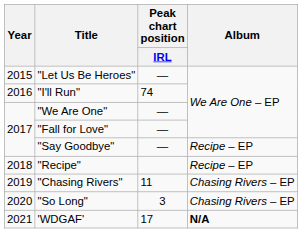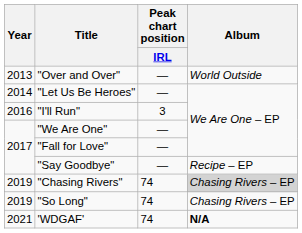+ row: (79, 75)
(20, 75) 2015 -> (20, 93) 2014
(147, 93) 74 -> (163, 111) 3
- row: (59, 165)
(146, 183) 11 -> (147, 183) 74
(242, 183) no background -> (242, 183) lightgrey background
(20, 201) 2020 -> (20, 201) 2019
(163, 201) 3 -> (147, 201) 74
(147, 219) 17 -> (147, 219) 74
